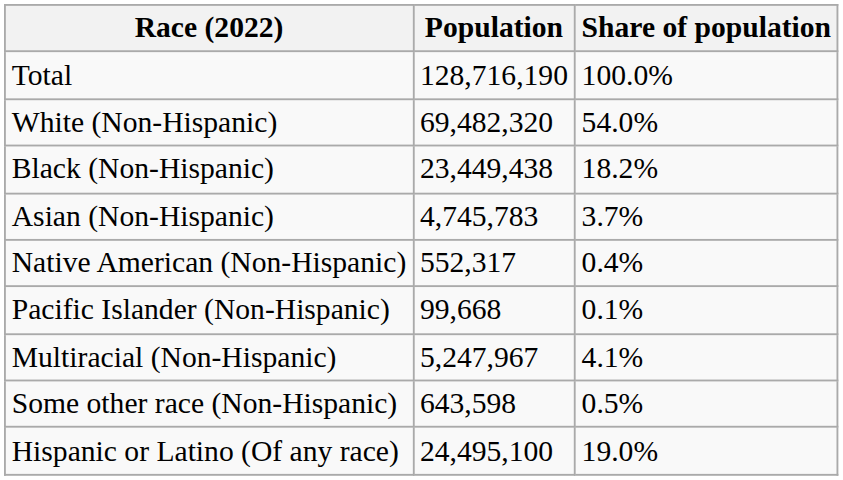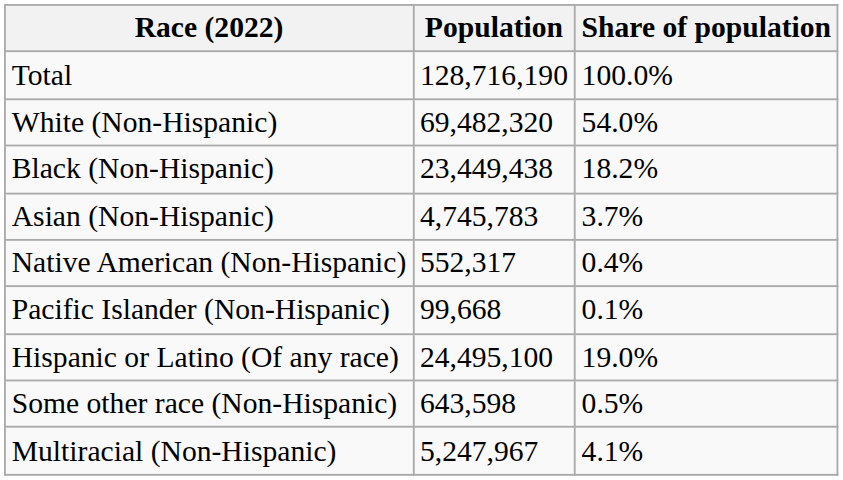rows swapped: (174, 356) <-> (205, 450)
